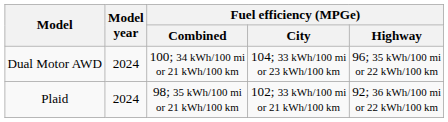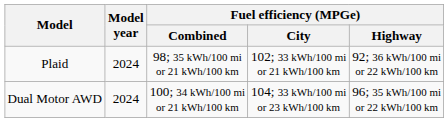rows swapped: (55, 63) <-> (55, 99)
